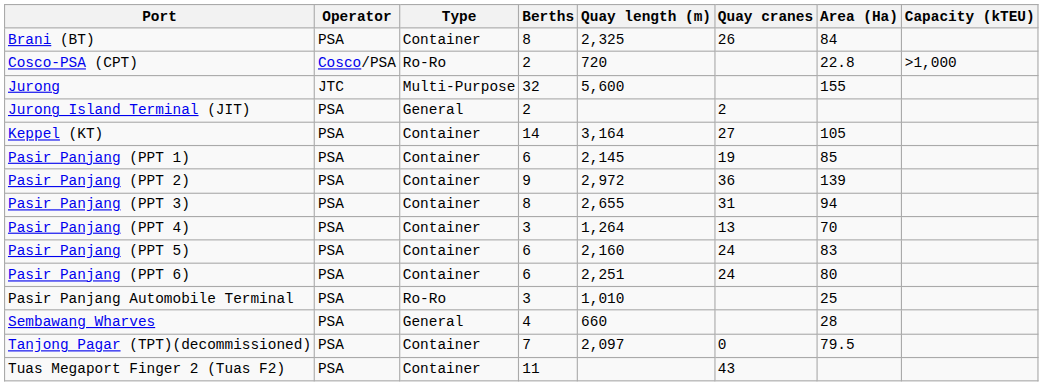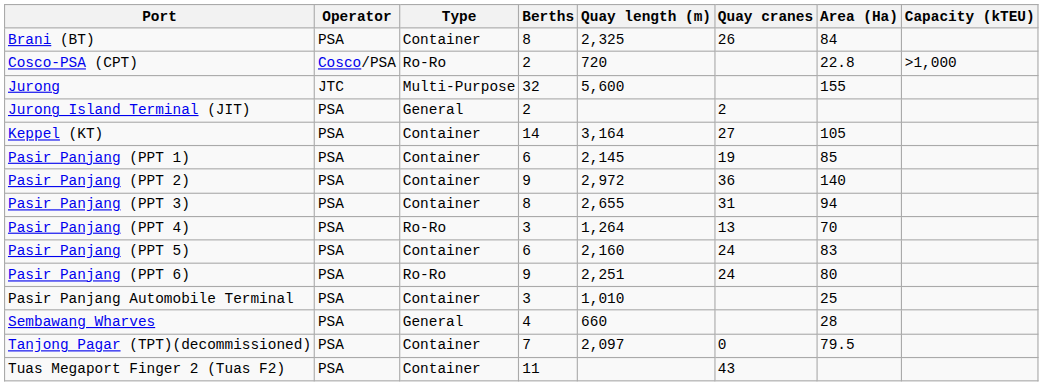(833, 181) 139 -> (833, 181) 140
(442, 228) Container -> (424, 228) Ro-Ro
(442, 275) Container -> (424, 275) Ro-Ro
(527, 275) 6 -> (527, 275) 9
(424, 299) Ro-Ro -> (442, 299) Container
